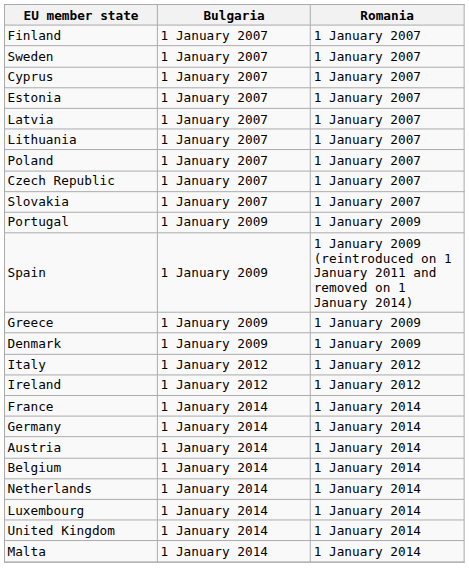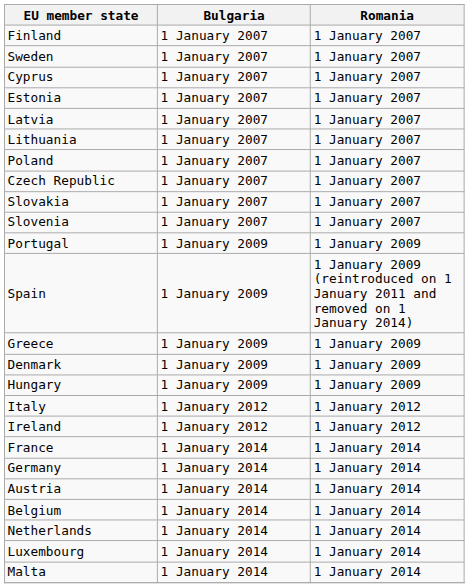+ row: (38, 223)
+ row: (34, 385)
- row: (61, 530)
